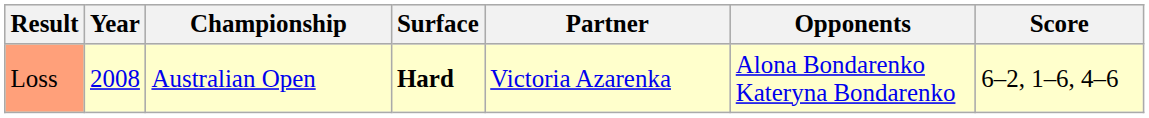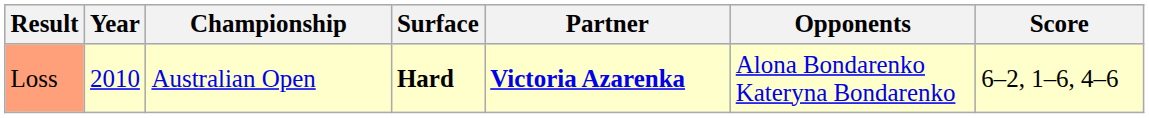(115, 77) 2008 -> (115, 77) 2010
(581, 77) normal -> (588, 77) bold
